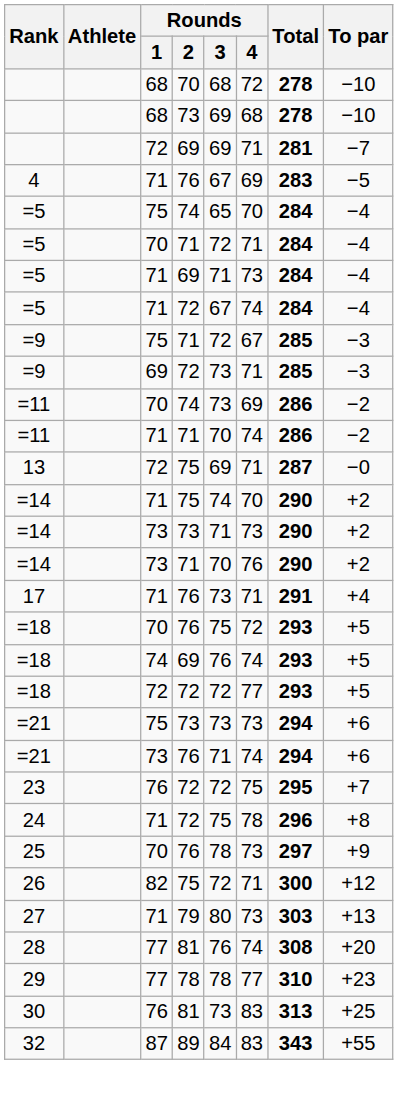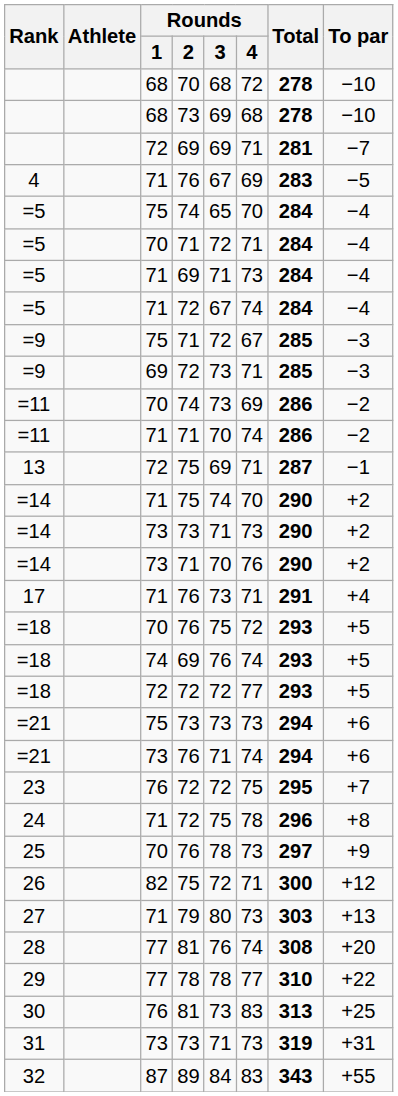(358, 468) −0 -> (358, 468) −1
(358, 979) +23 -> (358, 979) +22
+ row: (34, 1043)
